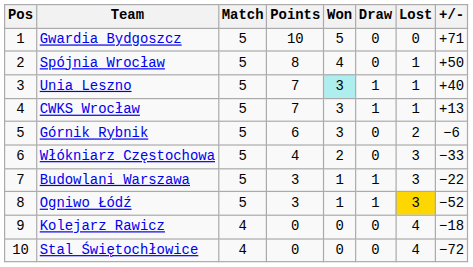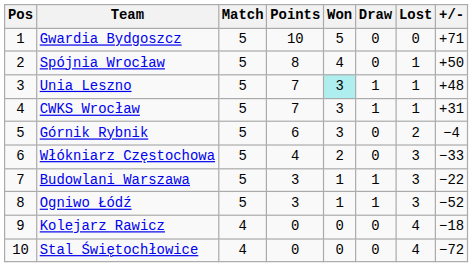(452, 86) +40 -> (452, 86) +48
(452, 110) +13 -> (452, 110) +31
(452, 133) −6 -> (452, 133) −4
(416, 203) gold background -> (416, 203) no background
